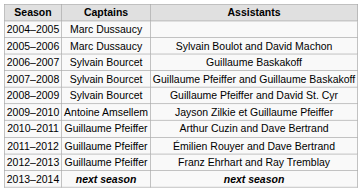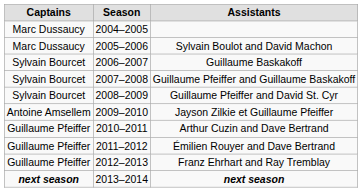columns swapped: (33, 13) <-> (106, 13)
